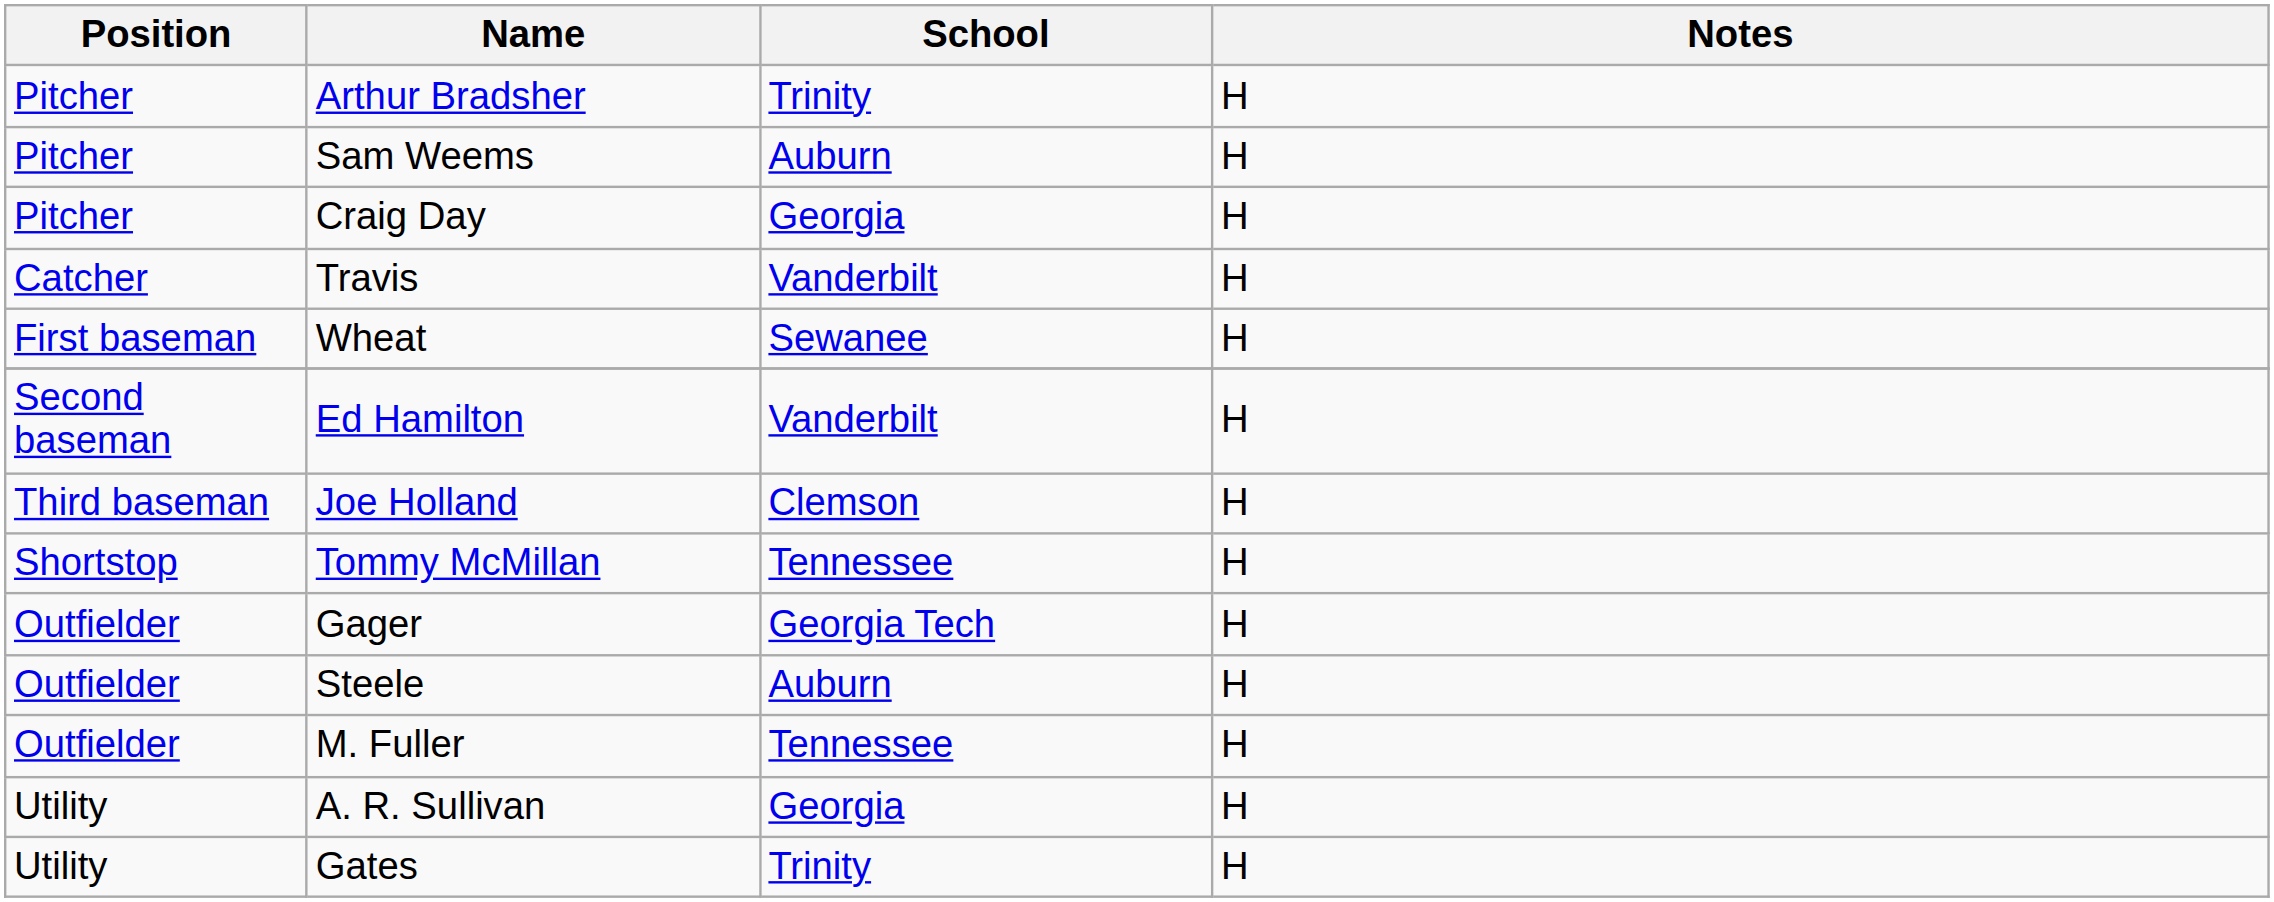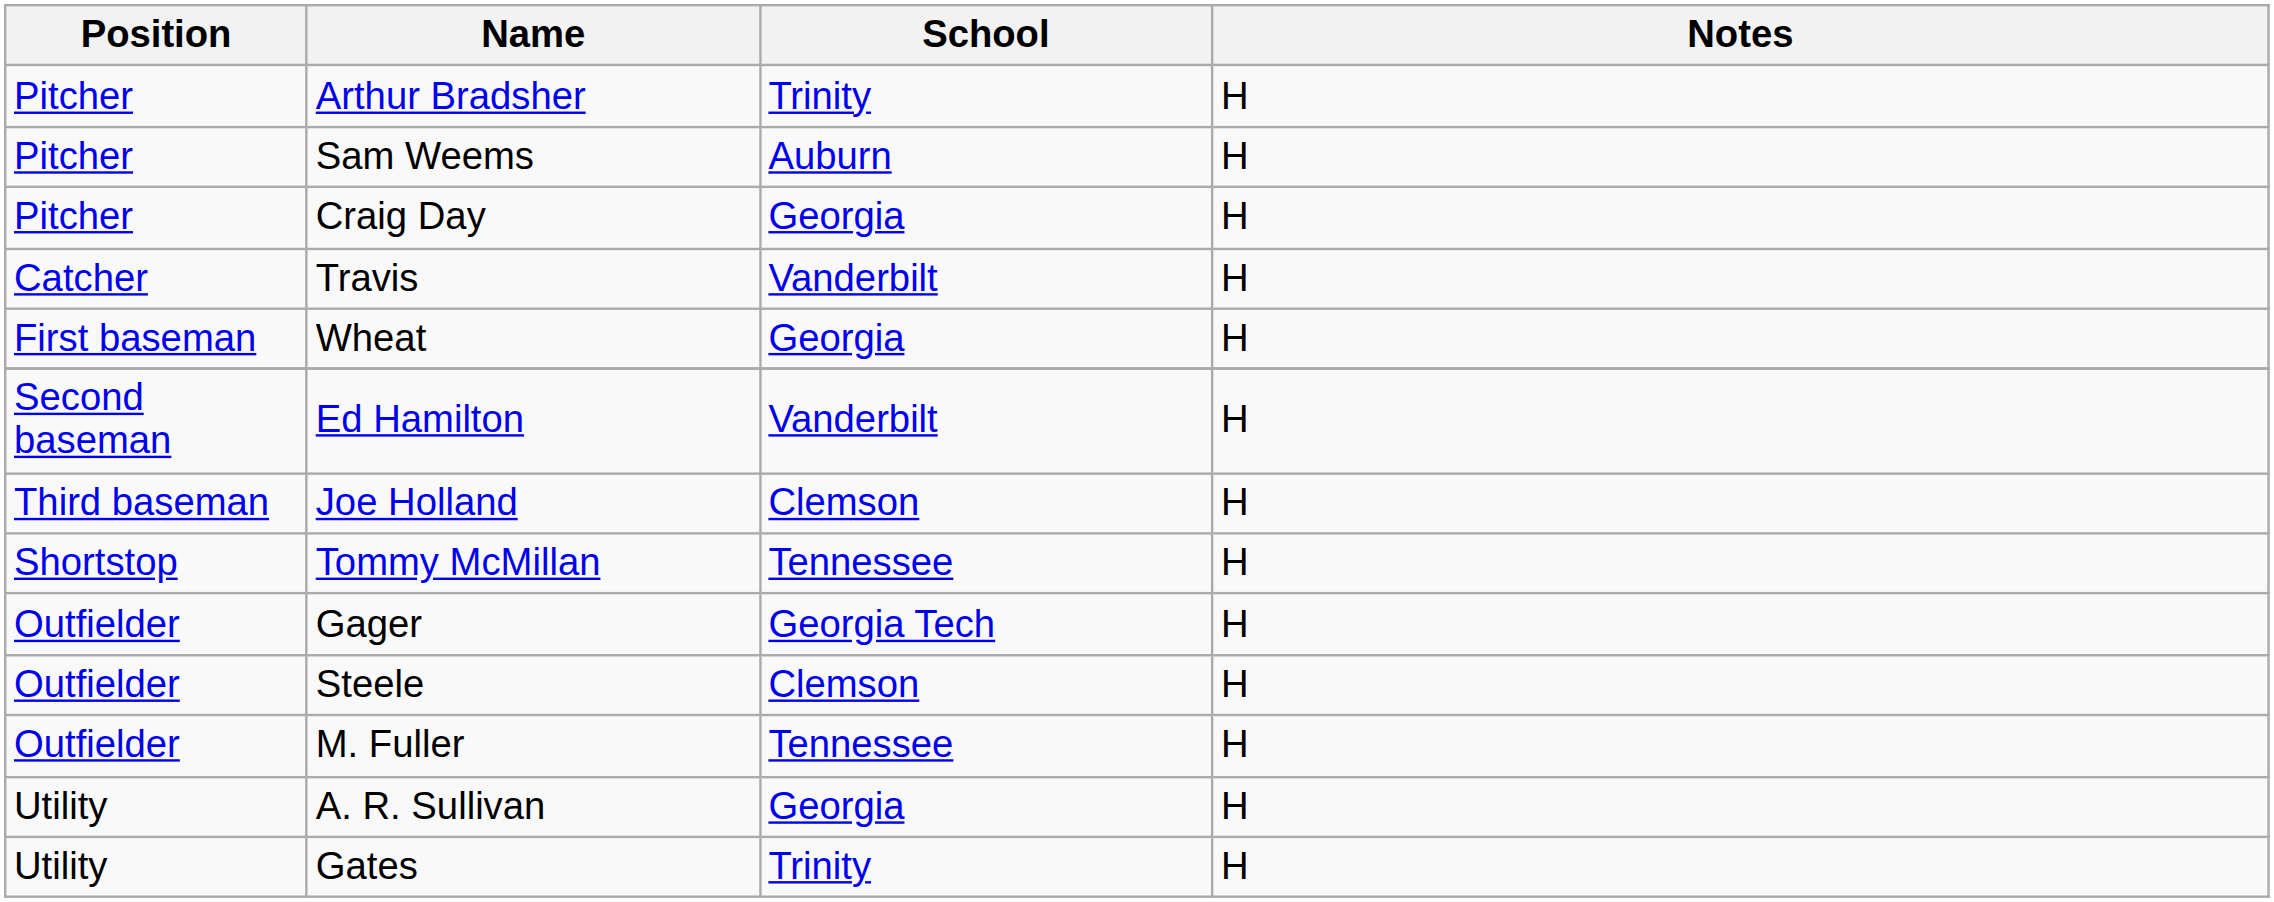(848, 338) Sewanee -> (836, 338) Georgia
(830, 684) Auburn -> (844, 684) Clemson
